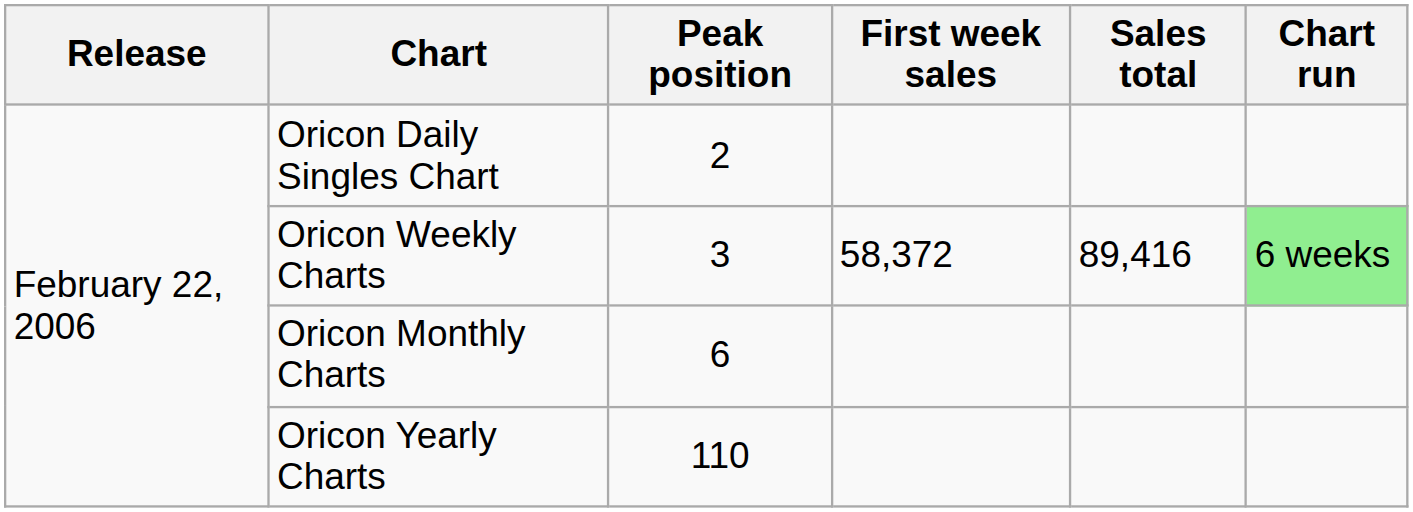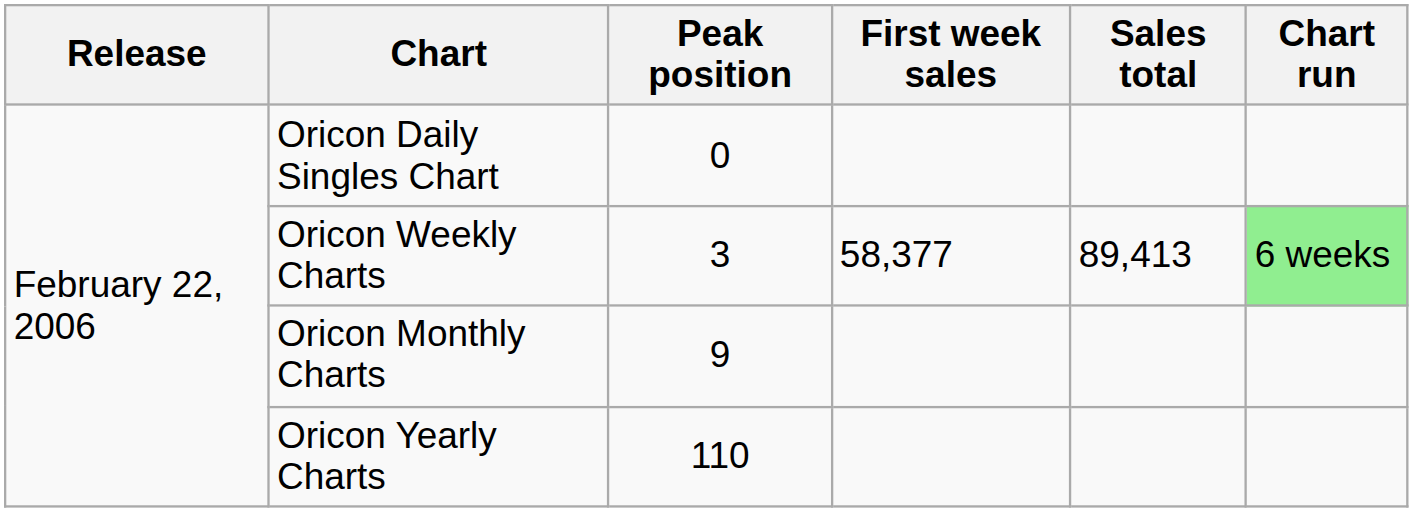(720, 154) 2 -> (720, 154) 0
(896, 254) 58,372 -> (896, 254) 58,377
(1135, 254) 89,416 -> (1135, 254) 89,413
(720, 355) 6 -> (720, 355) 9
